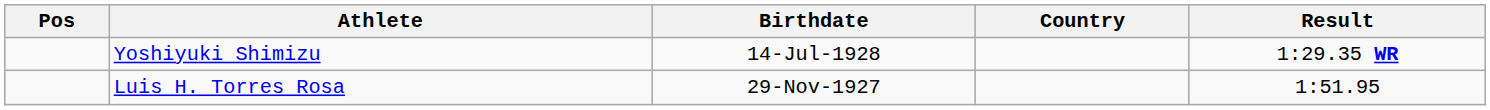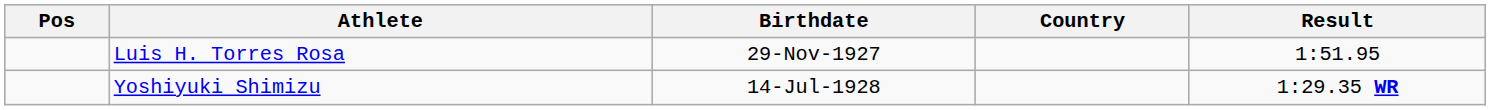rows swapped: (217, 54) <-> (229, 87)
